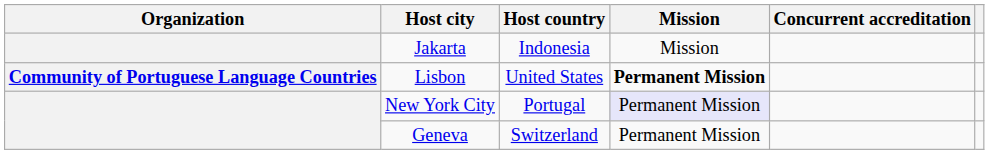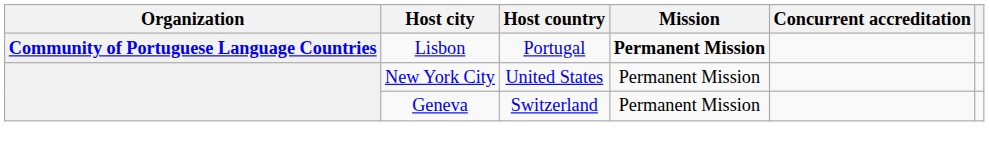- row: (440, 47)
(554, 76) United States -> (554, 47) Portugal
(554, 105) Portugal -> (554, 76) United States
(689, 105) lavender background -> (689, 76) no background
